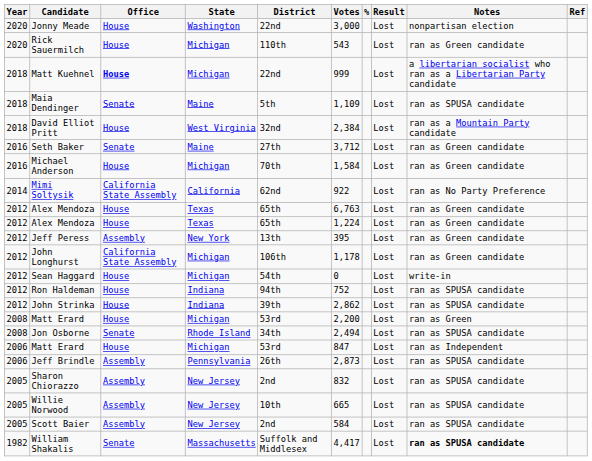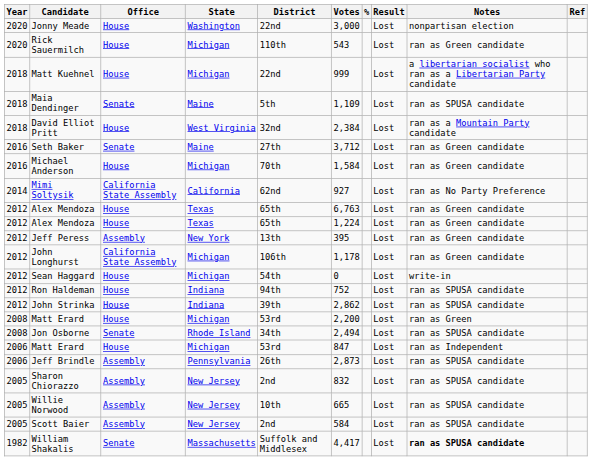(116, 74) bold -> (116, 74) normal
(341, 190) 922 -> (341, 190) 927
